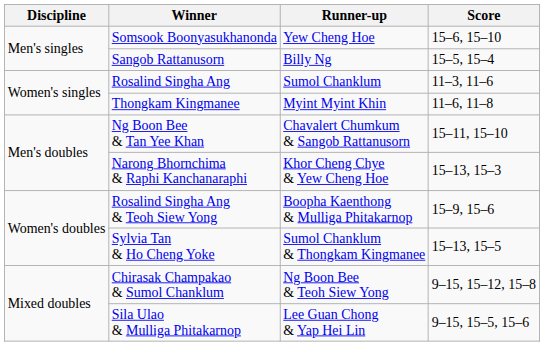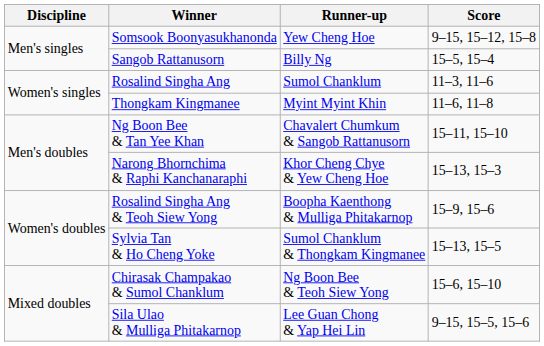(466, 37) 15–6, 15–10 -> (484, 37) 9–15, 15–12, 15–8
(484, 284) 9–15, 15–12, 15–8 -> (466, 284) 15–6, 15–10
